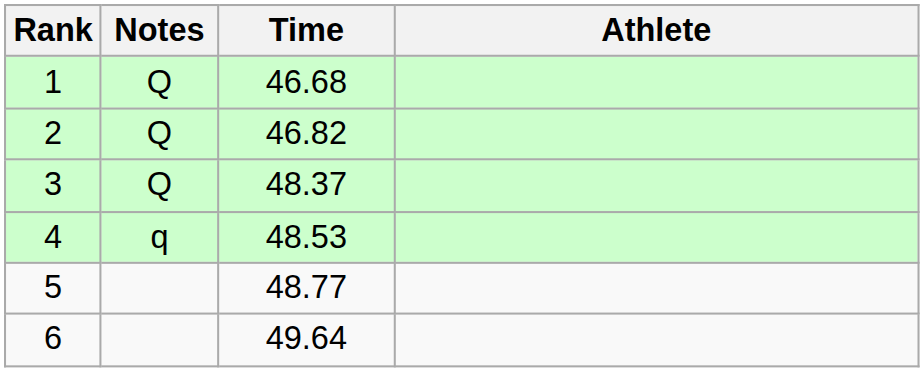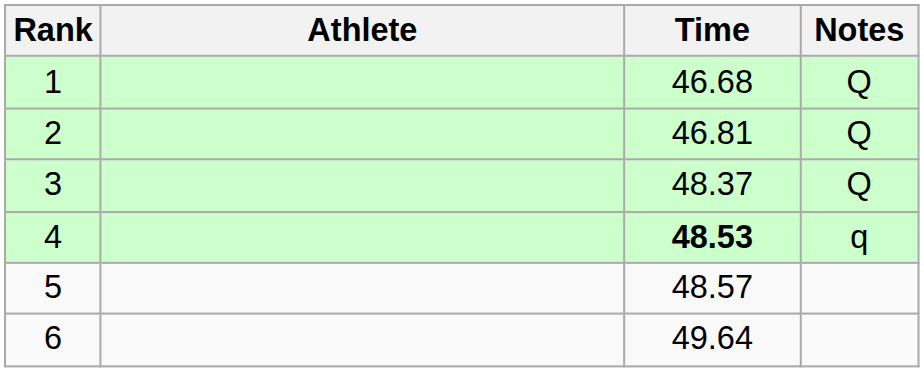columns swapped: (656, 30) <-> (159, 30)
(306, 133) 46.82 -> (712, 133) 46.81
(306, 236) normal -> (712, 236) bold
(306, 287) 48.77 -> (712, 287) 48.57
